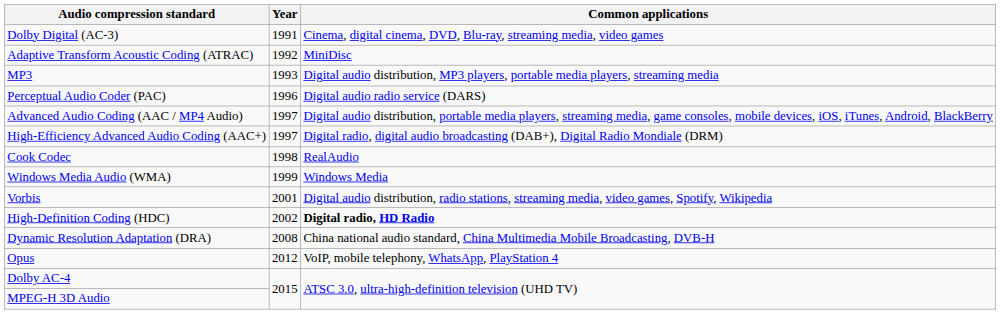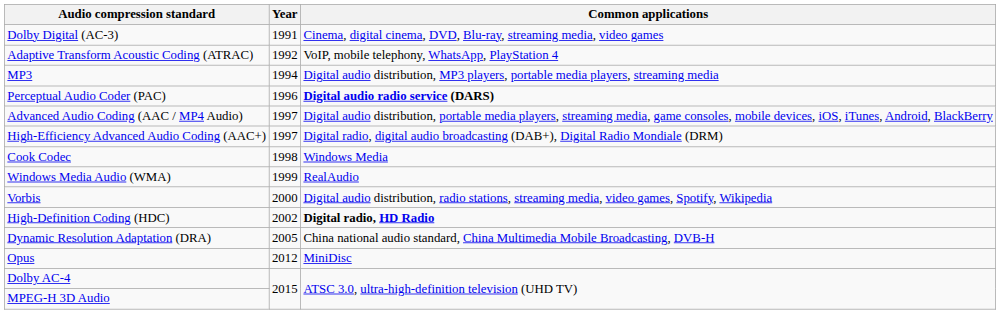(328, 55) MiniDisc -> (431, 55) VoIP, mobile telephony, WhatsApp, PlayStation 4
(285, 75) 1993 -> (285, 75) 1994
(394, 95) normal -> (399, 95) bold
(331, 156) RealAudio -> (346, 156) Windows Media
(346, 177) Windows Media -> (331, 177) RealAudio
(285, 197) 2001 -> (285, 197) 2000
(285, 237) 2008 -> (285, 237) 2005
(431, 258) VoIP, mobile telephony, WhatsApp, PlayStation 4 -> (328, 258) MiniDisc
